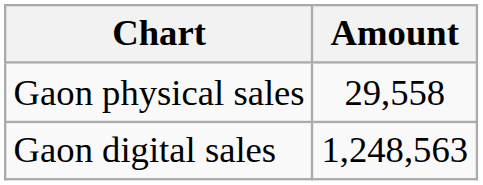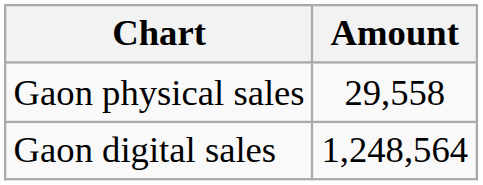(395, 149) 1,248,563 -> (395, 149) 1,248,564
